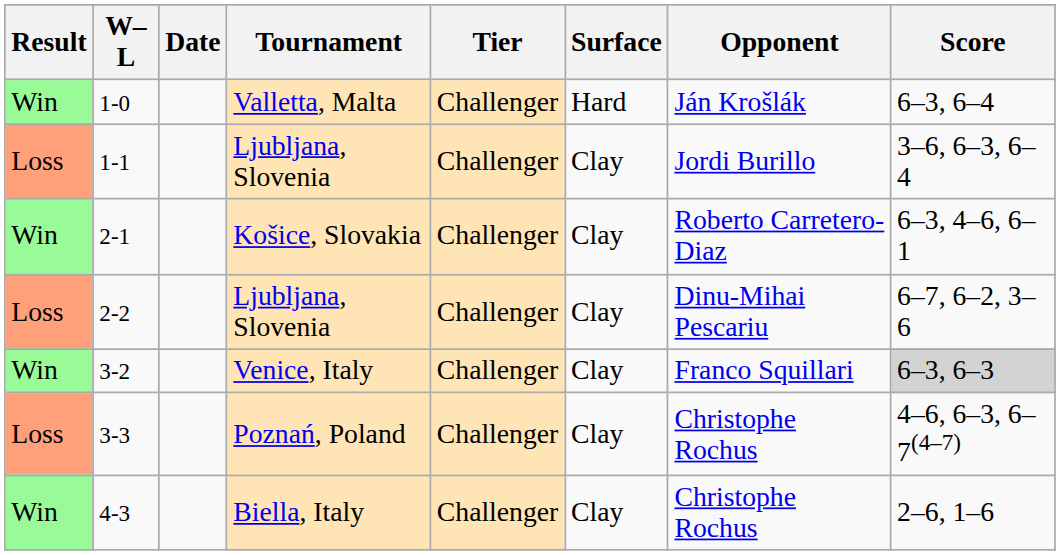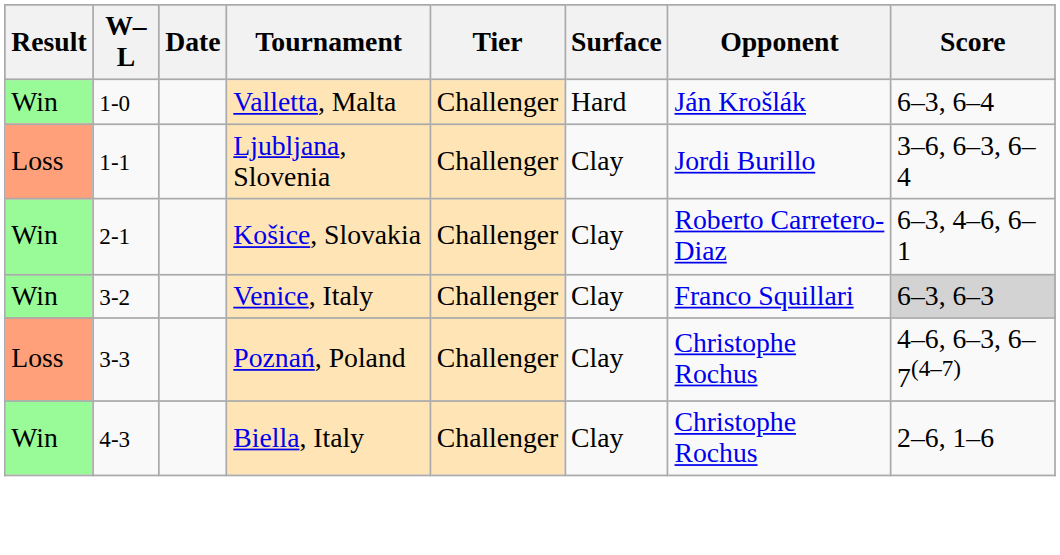- row: (115, 312)
